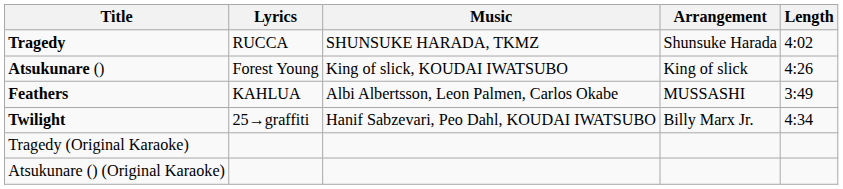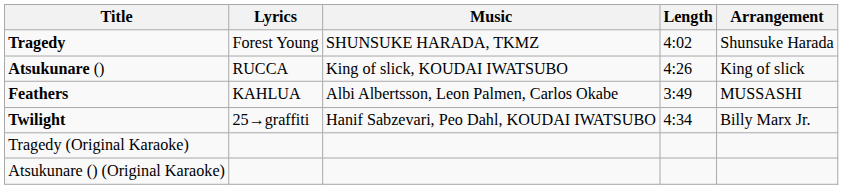columns swapped: (720, 17) <-> (809, 17)
(260, 42) RUCCA -> (276, 42) Forest Young
(276, 68) Forest Young -> (260, 68) RUCCA
